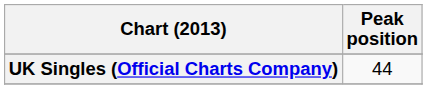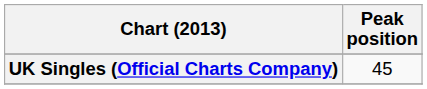(382, 68) 44 -> (382, 68) 45
